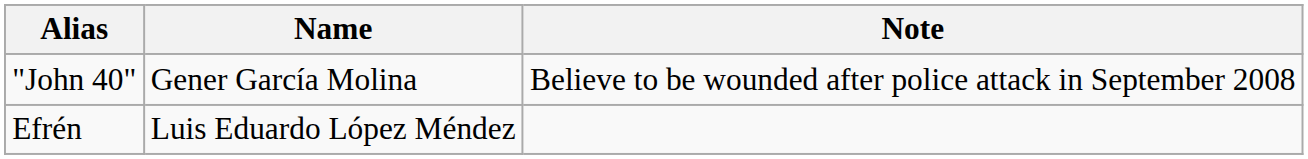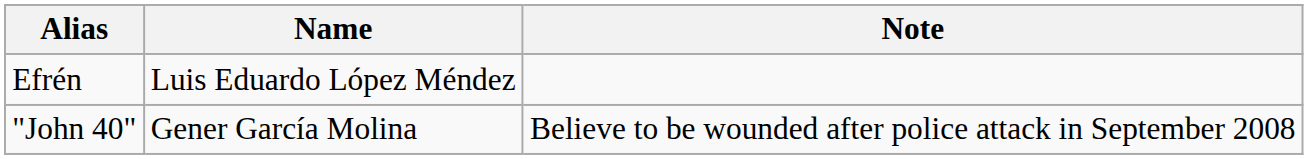rows swapped: (74, 79) <-> (47, 128)
